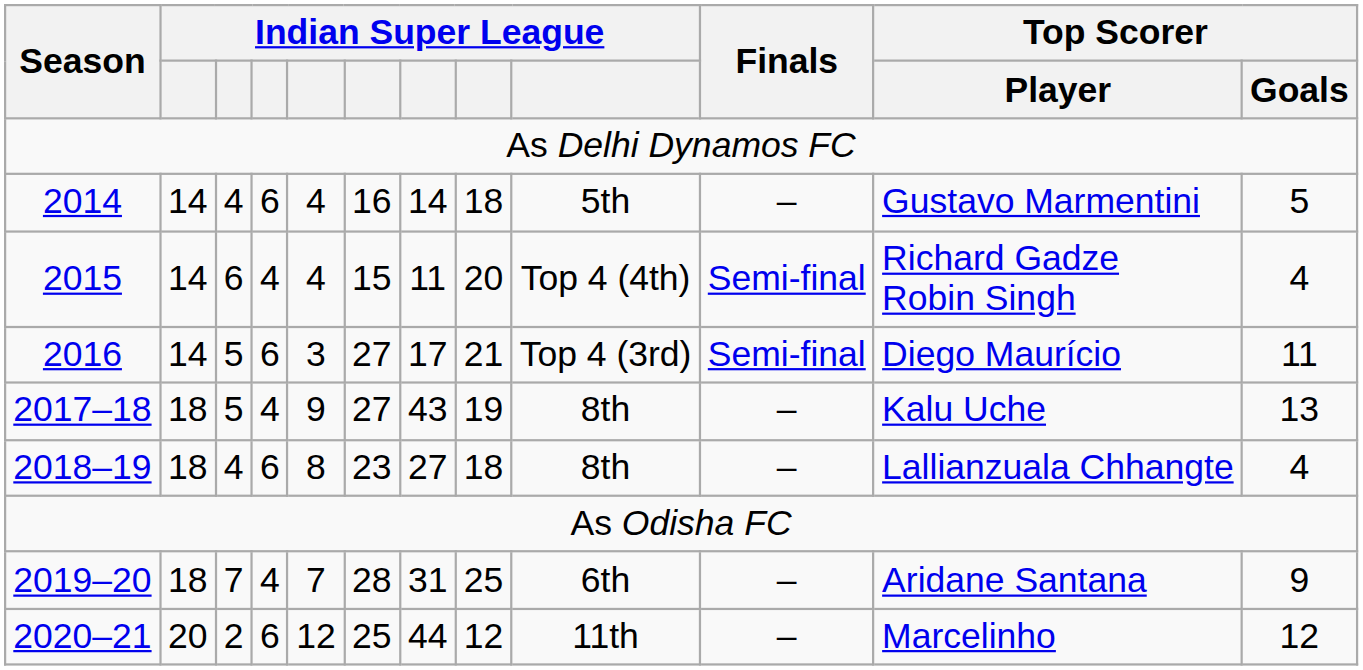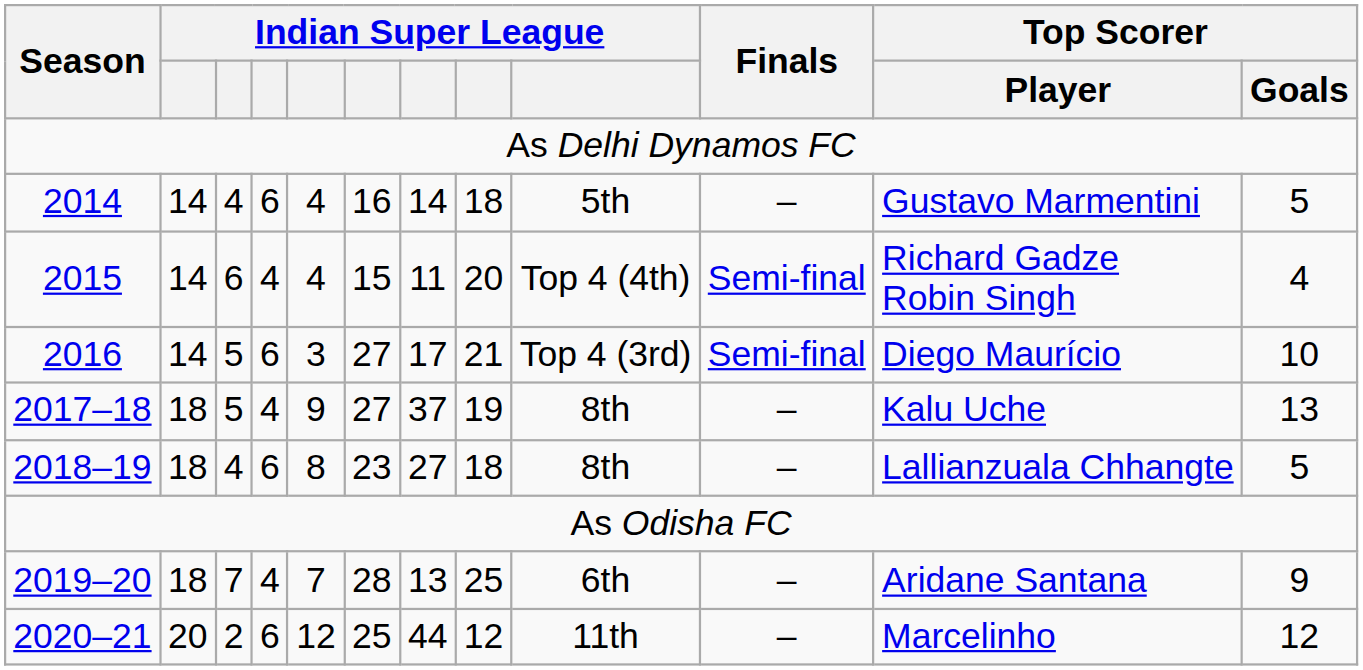(1299, 354) 11 -> (1299, 354) 10
(428, 410) 43 -> (428, 410) 37
(1299, 466) 4 -> (1299, 466) 5
(428, 579) 31 -> (428, 579) 13
